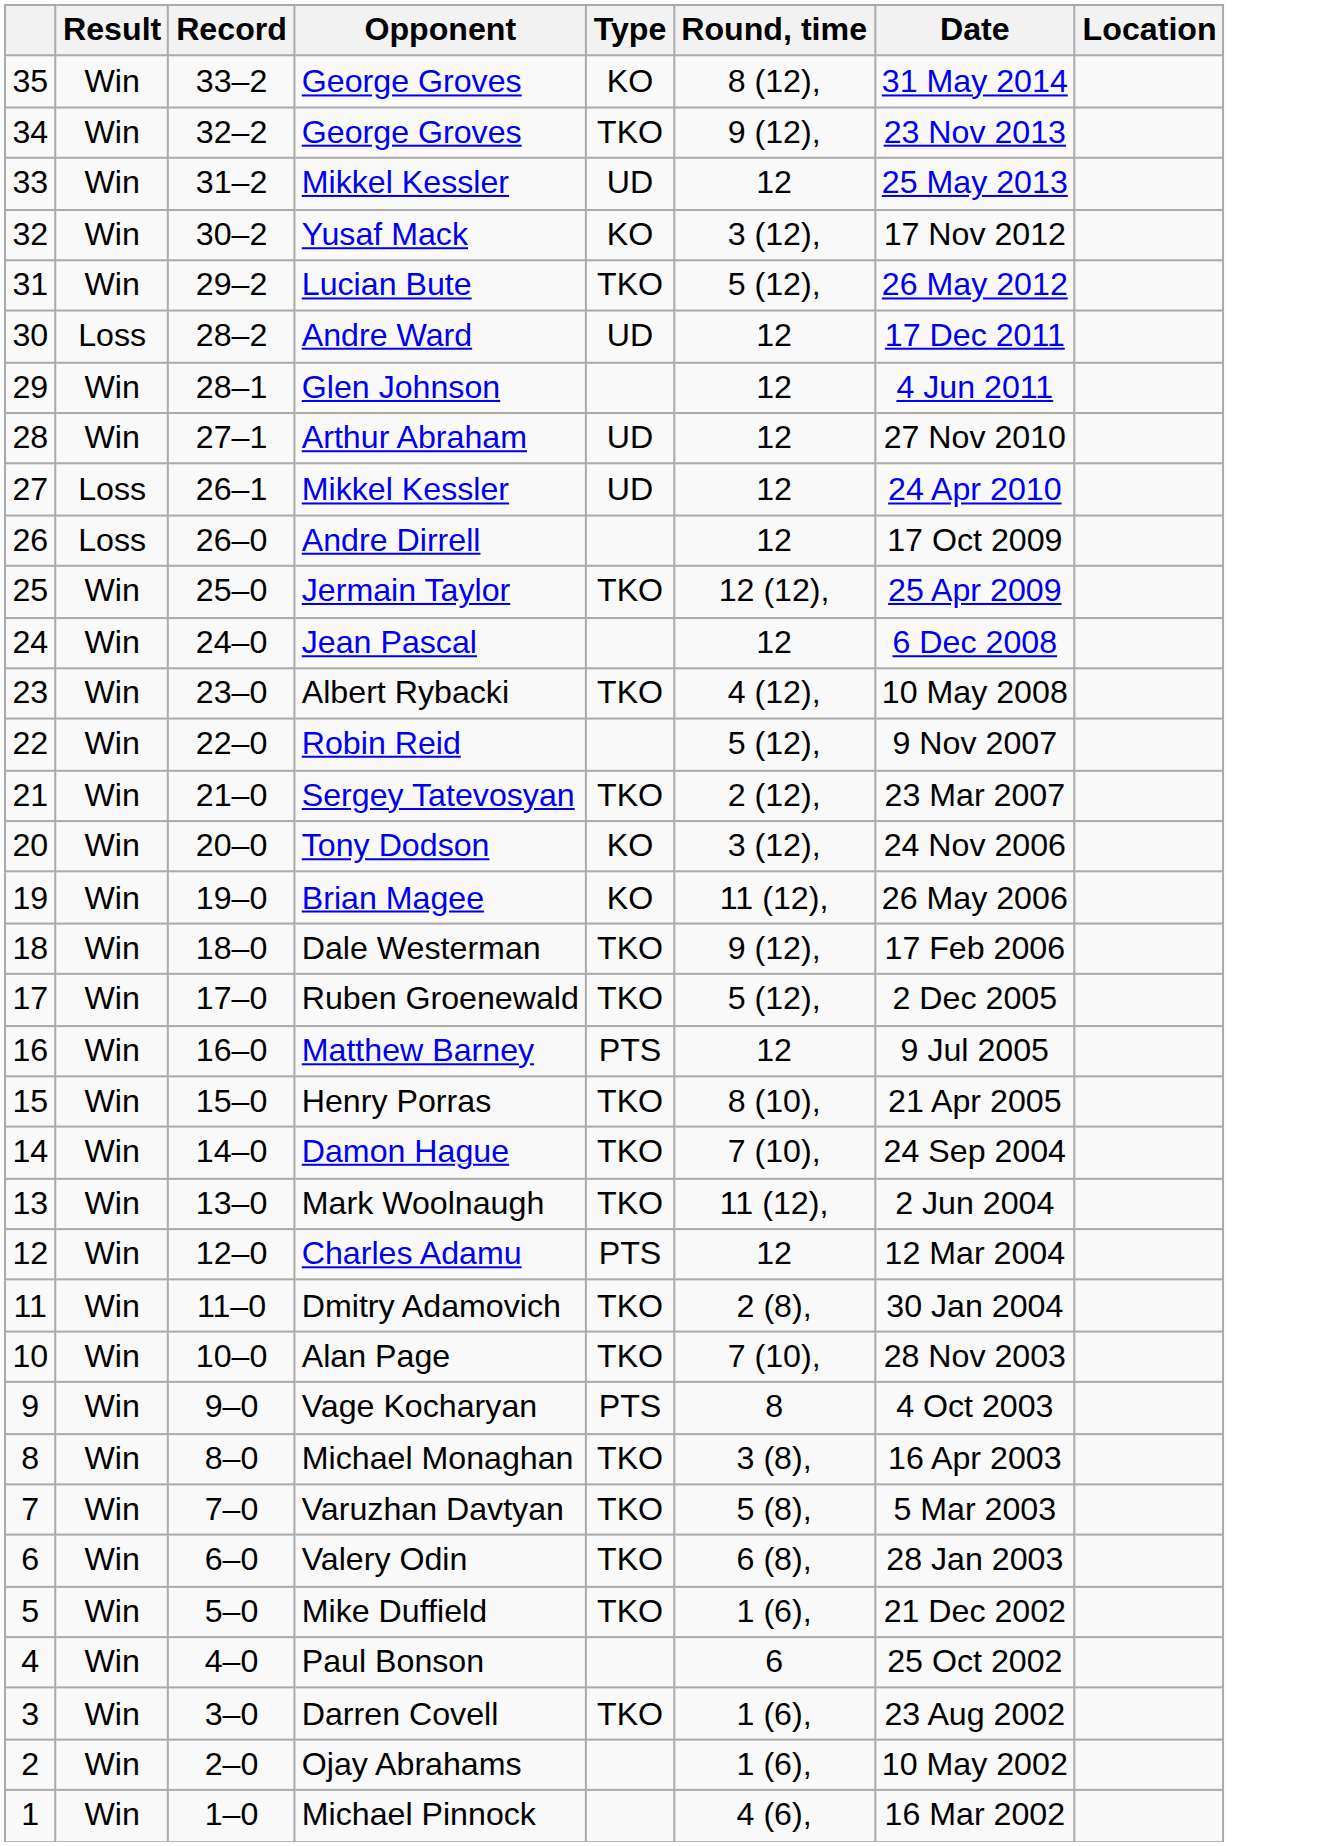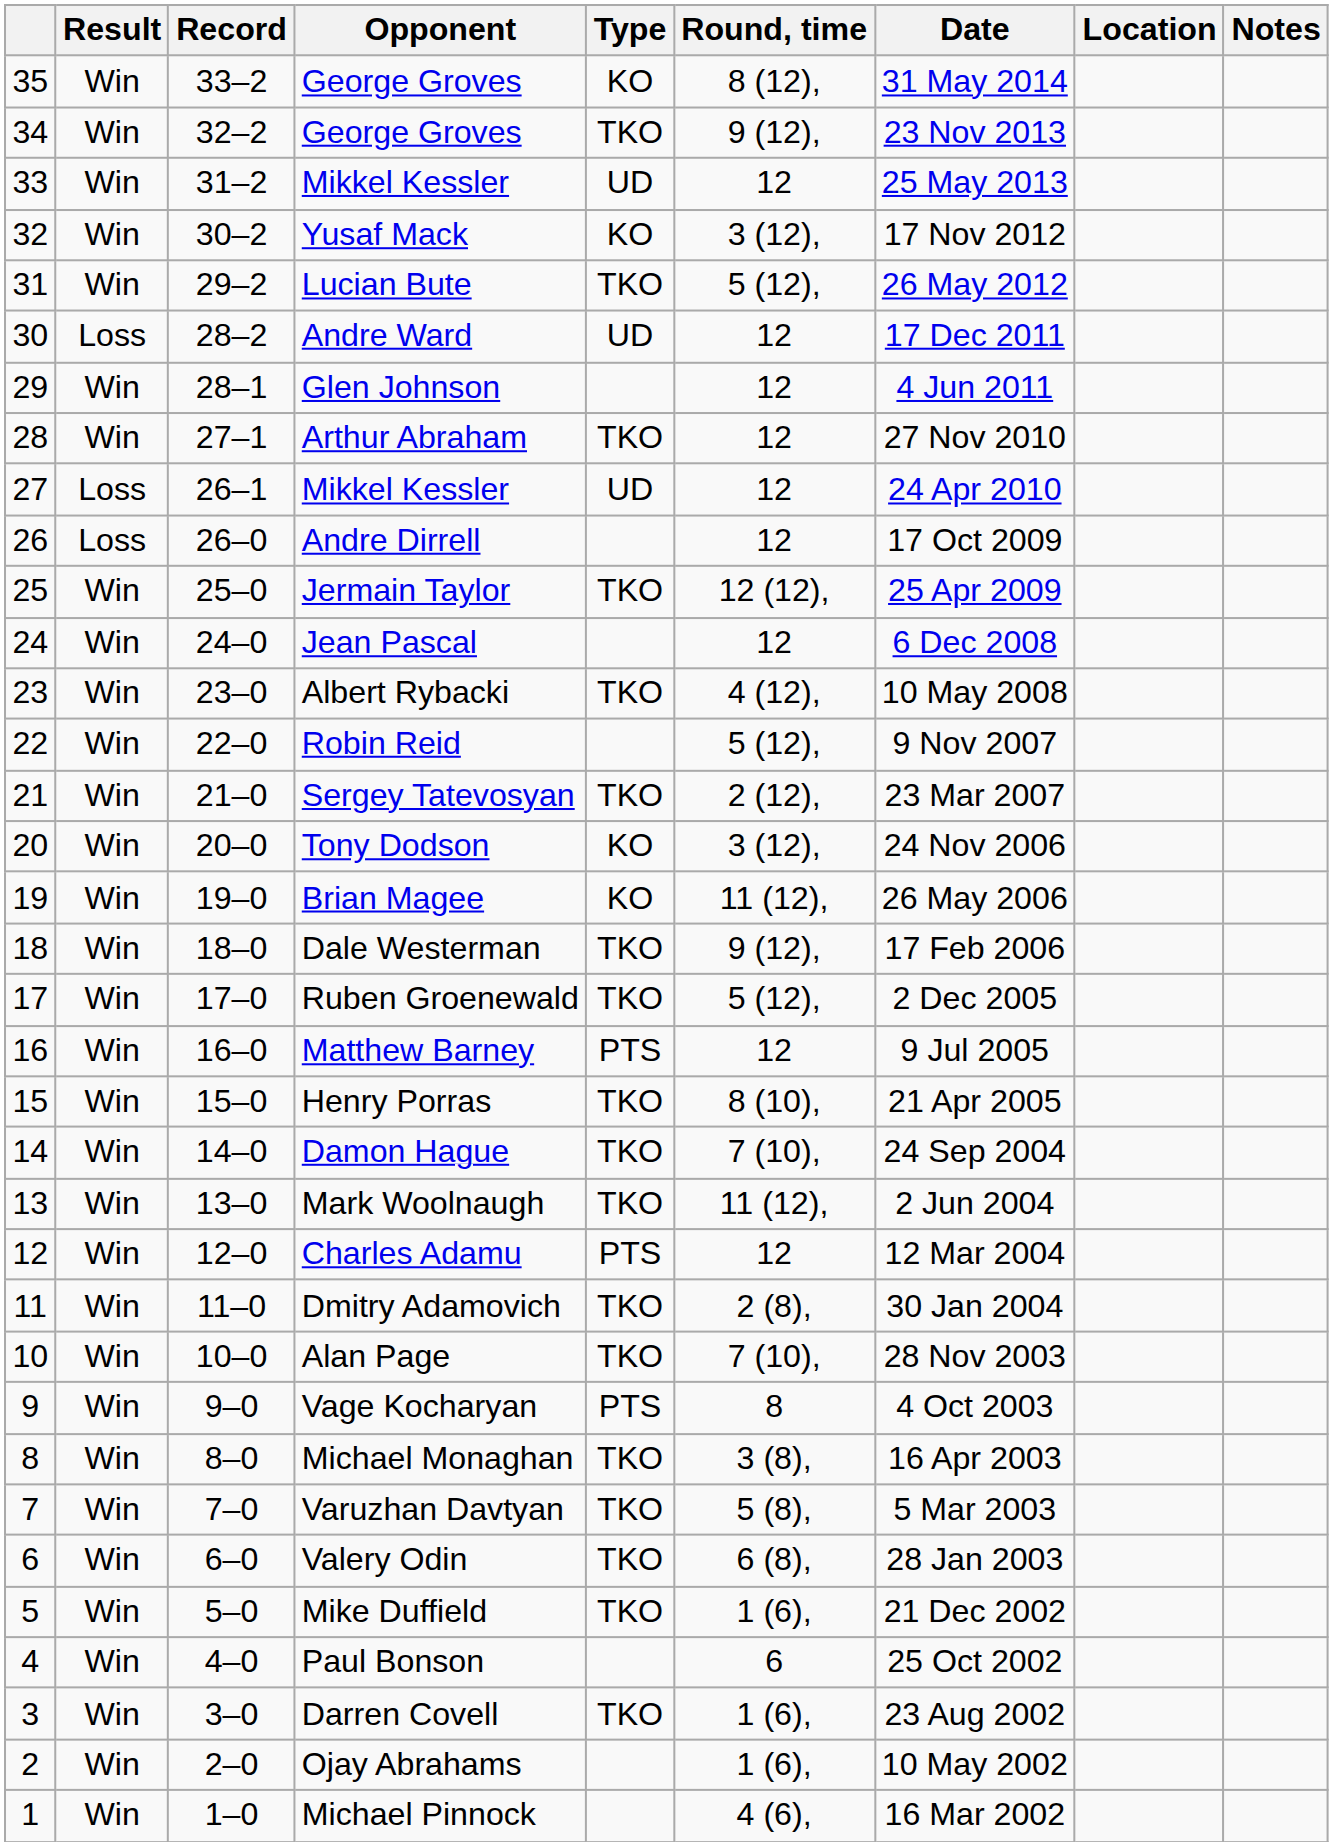+ column: (1276, 30)
(630, 438) UD -> (630, 438) TKO
